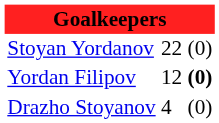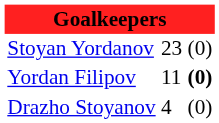(172, 48) 22 -> (172, 48) 23
(172, 77) 12 -> (171, 77) 11
